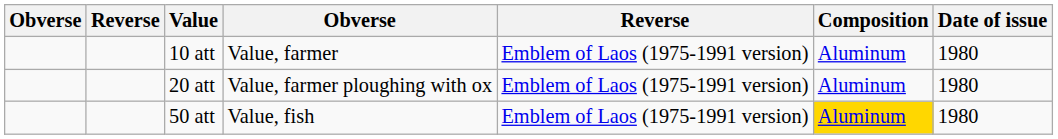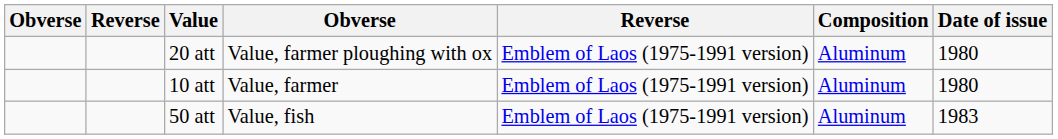rows swapped: (192, 52) <-> (192, 85)
(862, 117) gold background -> (862, 117) no background
(958, 117) 1980 -> (958, 117) 1983
